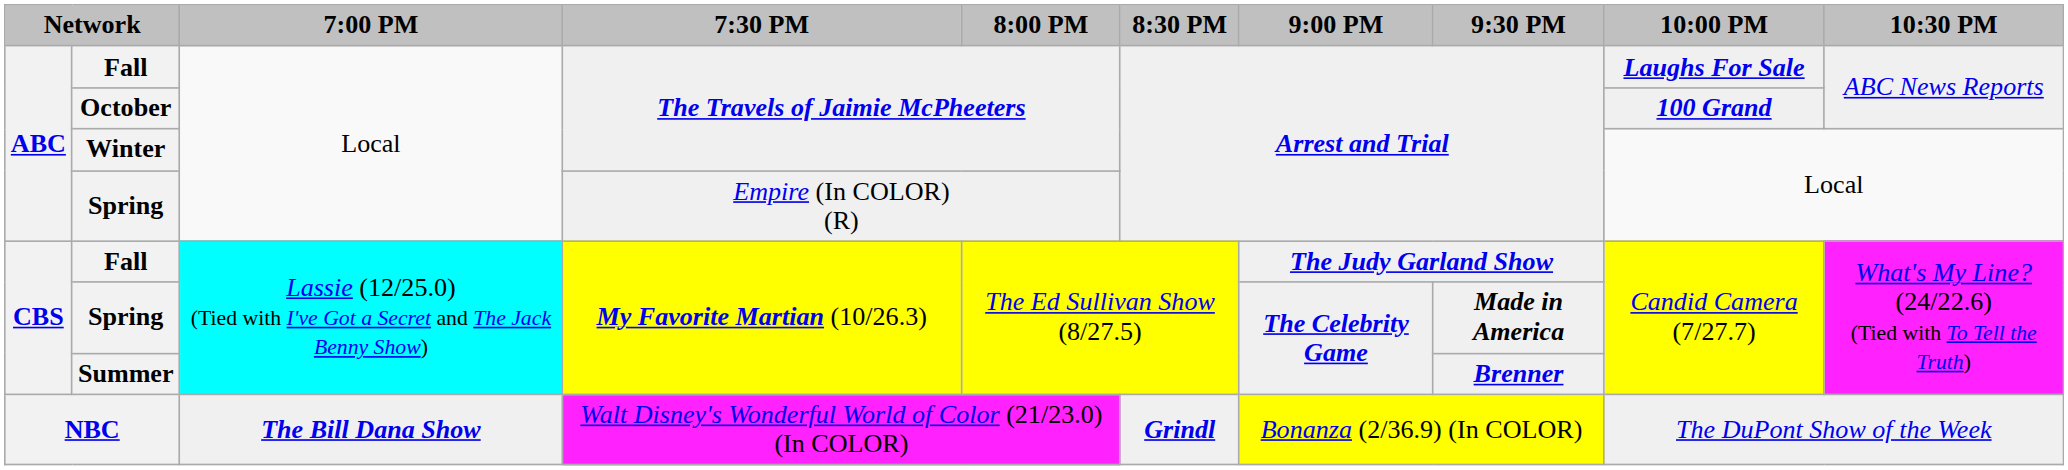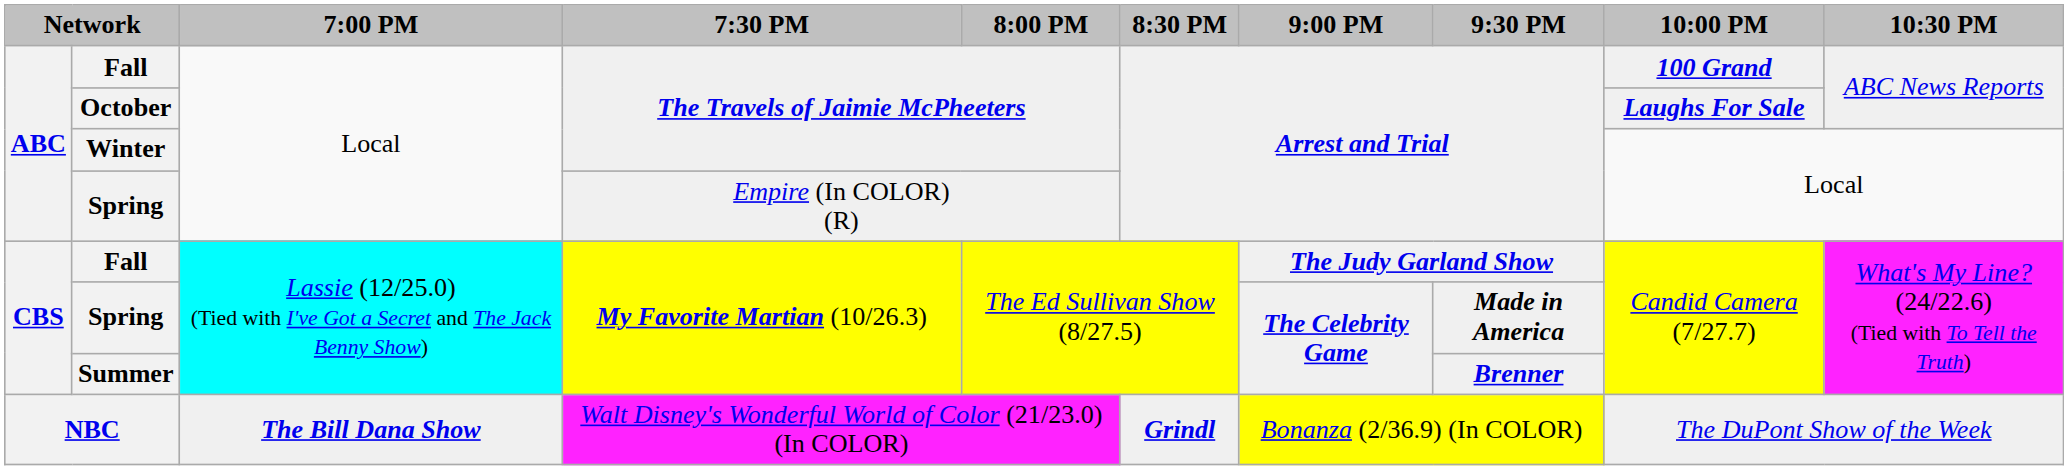(1714, 66) Laughs For Sale -> (1714, 66) 100 Grand
(1714, 107) 100 Grand -> (1714, 107) Laughs For Sale
